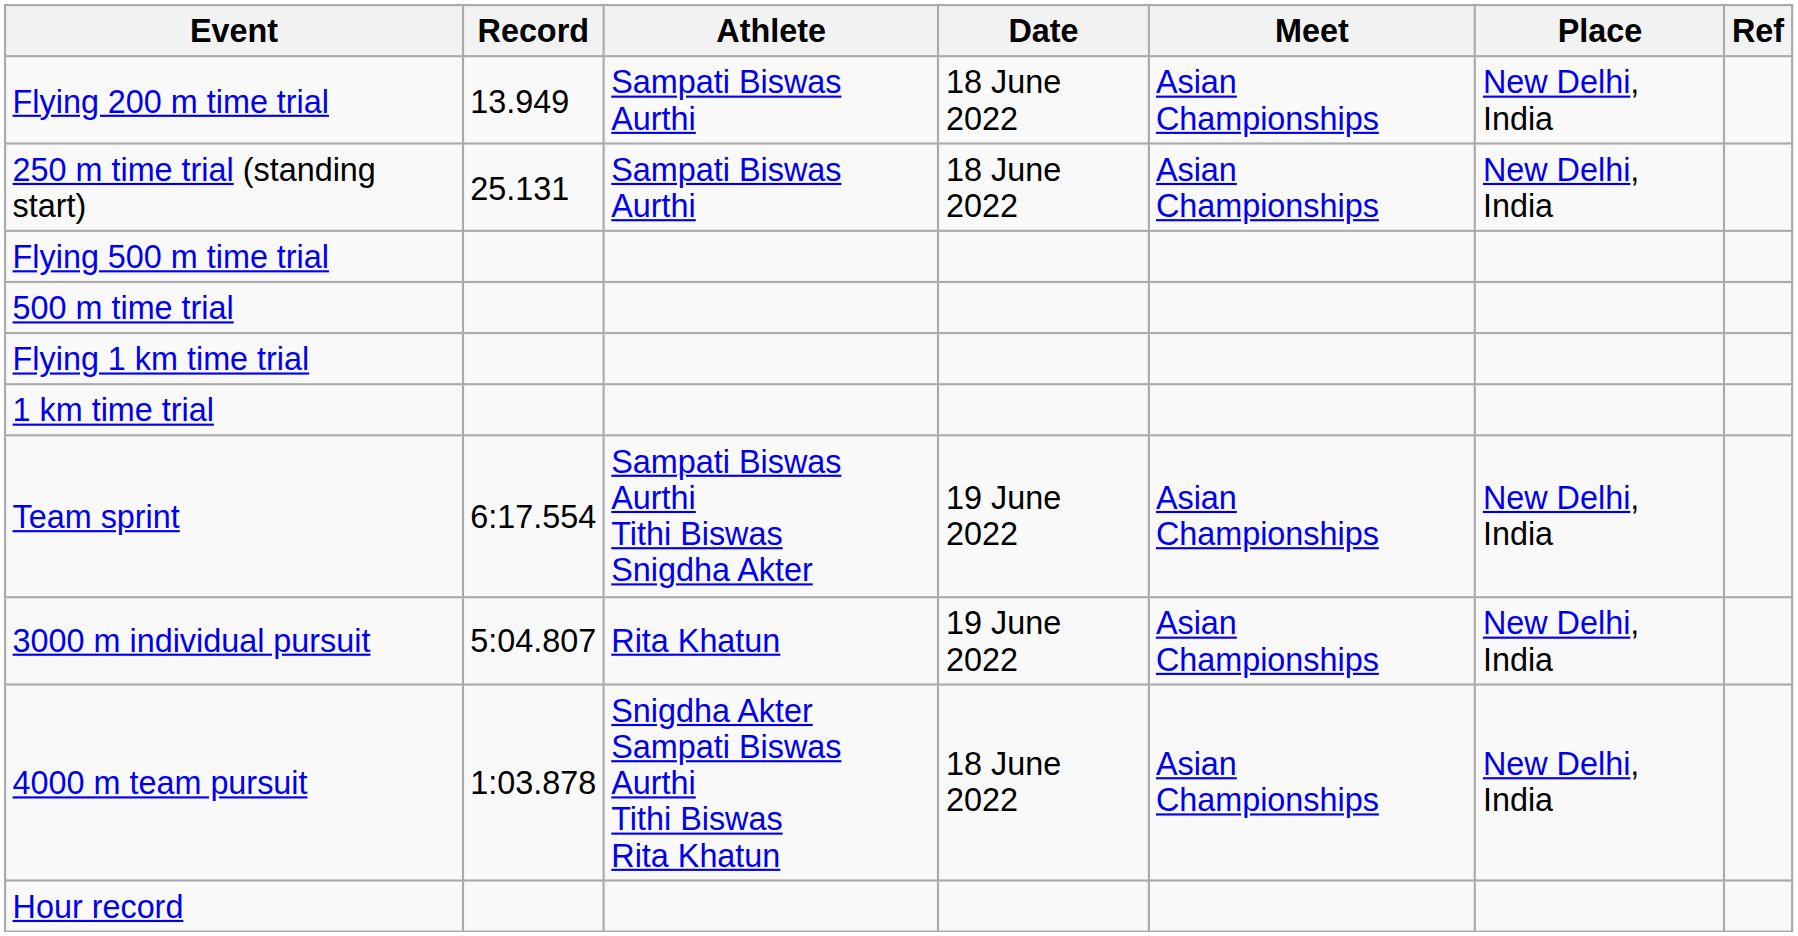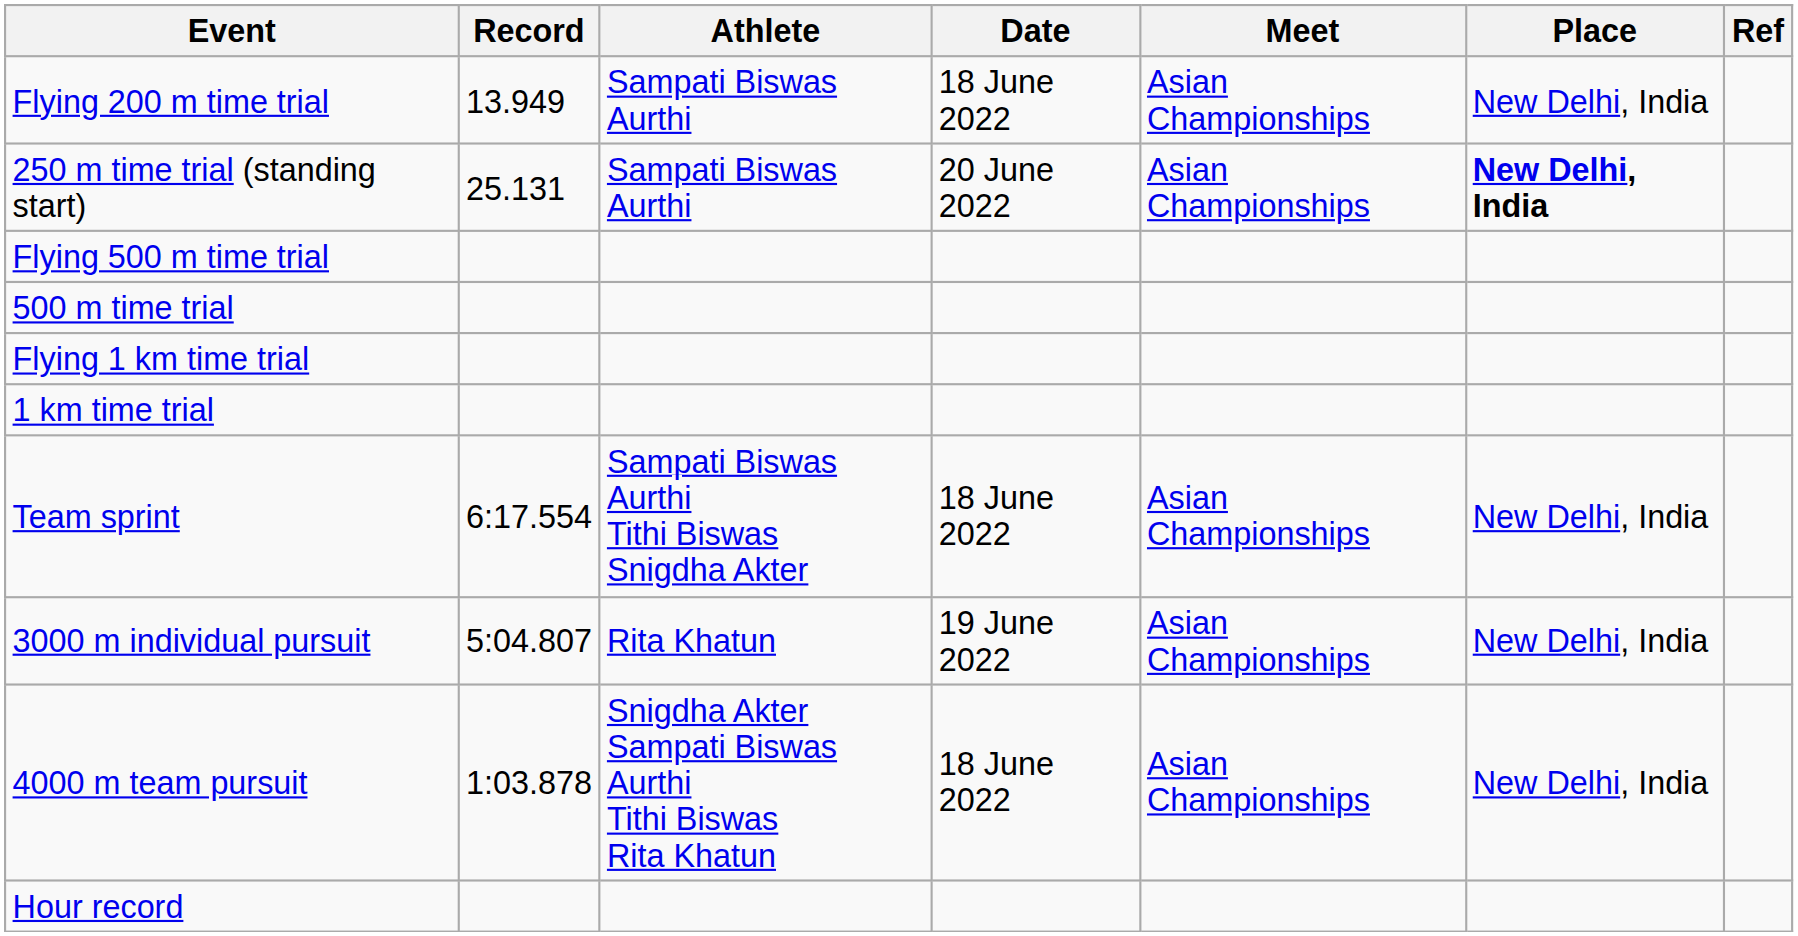(1004, 188) 18 June 2022 -> (996, 188) 20 June 2022
(1561, 188) normal -> (1555, 188) bold
(1004, 516) 19 June 2022 -> (996, 516) 18 June 2022
